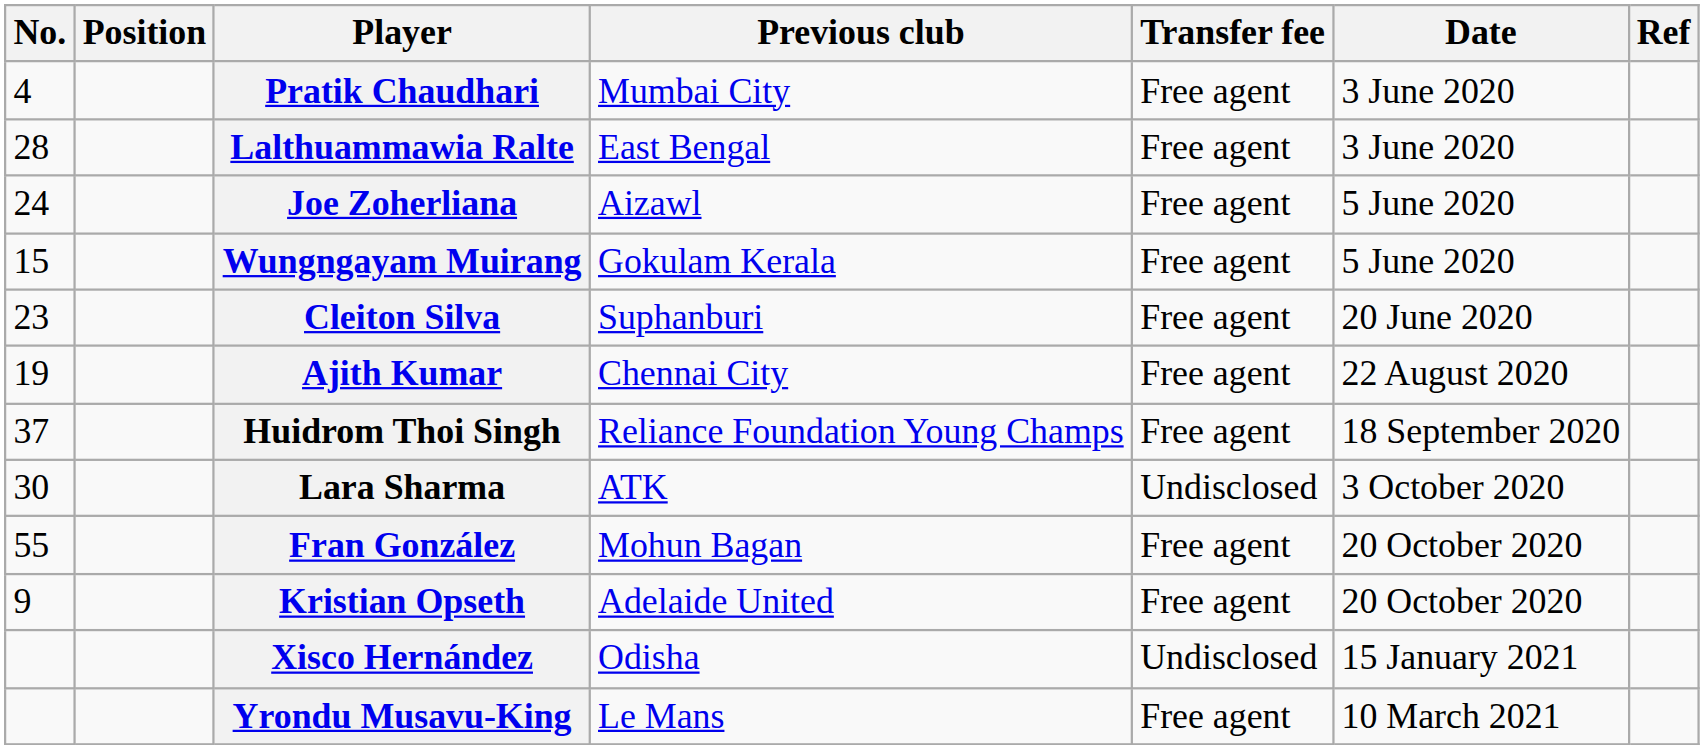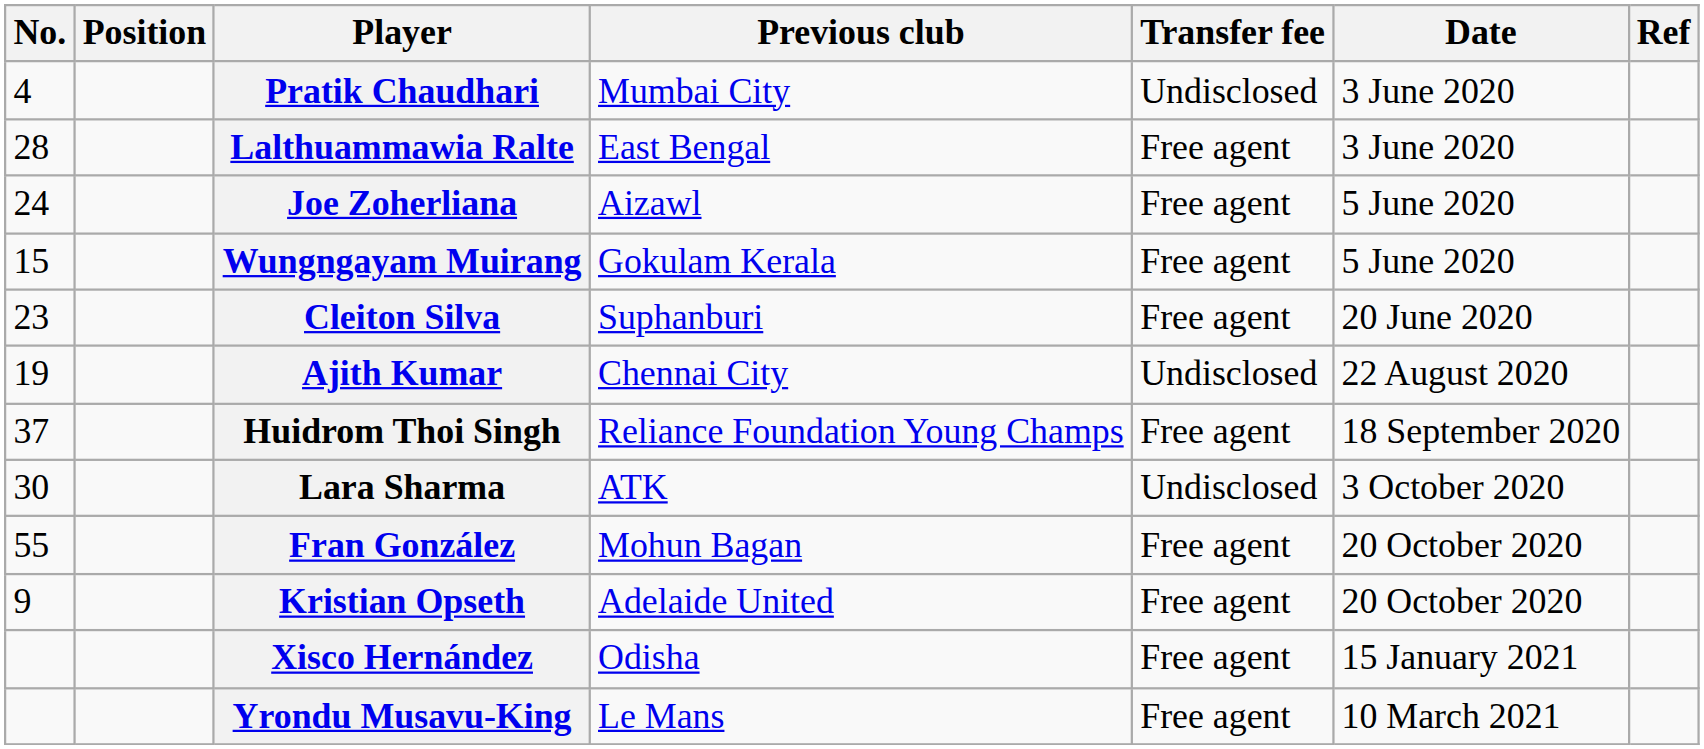(1215, 89) Free agent -> (1229, 89) Undisclosed
(1215, 373) Free agent -> (1229, 373) Undisclosed
(1229, 658) Undisclosed -> (1215, 658) Free agent
